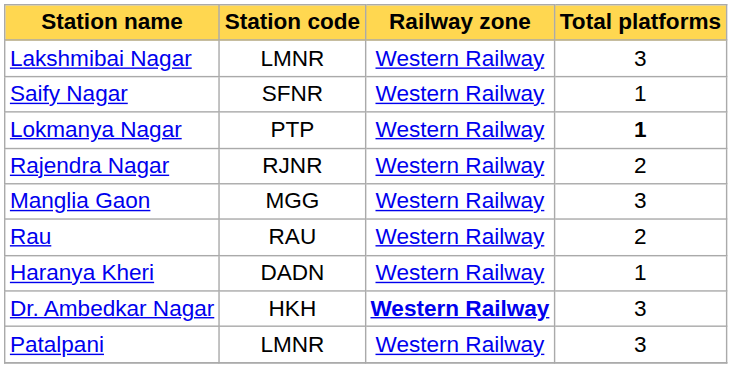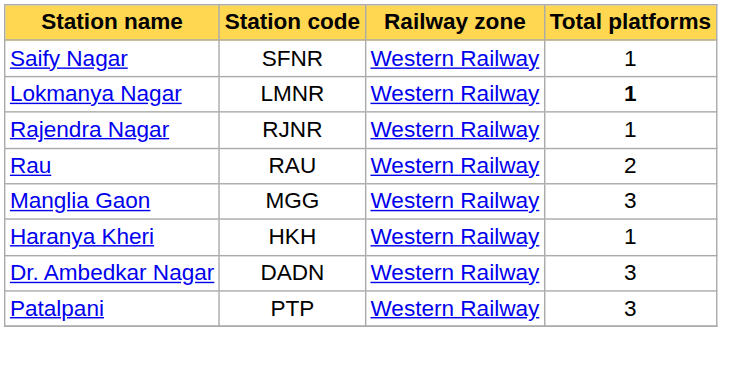- row: (101, 58)
(292, 129) PTP -> (292, 93) LMNR
(640, 165) 2 -> (630, 129) 1
rows swapped: (80, 201) <-> (31, 237)
(292, 272) DADN -> (292, 237) HKH
(292, 308) HKH -> (292, 272) DADN
(460, 308) bold -> (455, 272) normal
(292, 344) LMNR -> (292, 308) PTP
